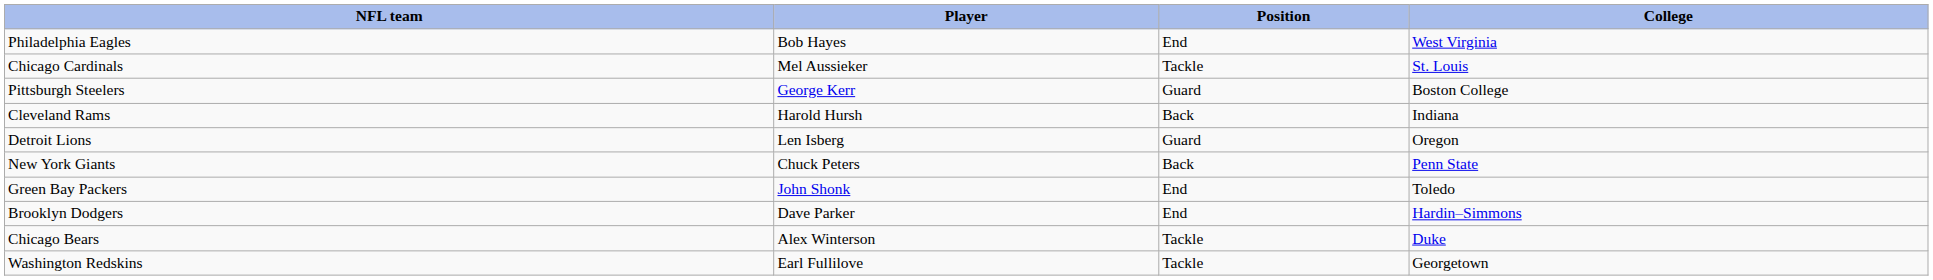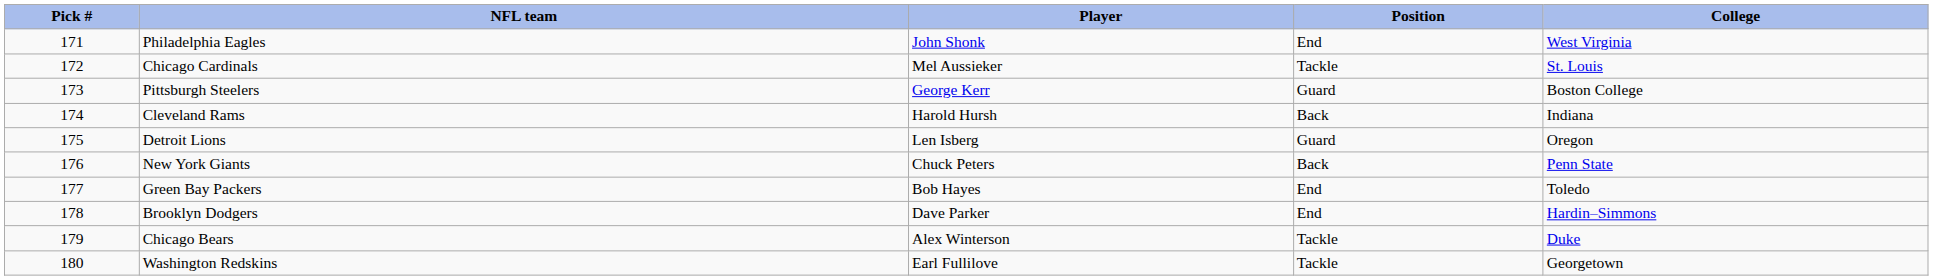+ column: (72, 16)
(812, 41) Bob Hayes -> (949, 41) John Shonk
(814, 189) John Shonk -> (946, 189) Bob Hayes
